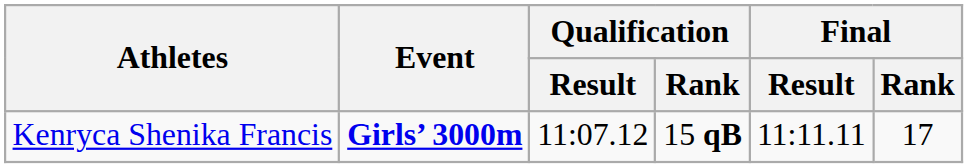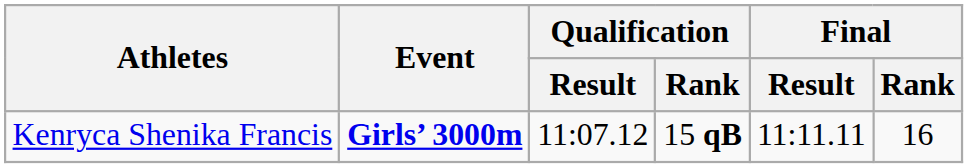(918, 136) 17 -> (918, 136) 16
